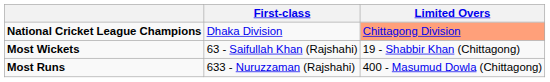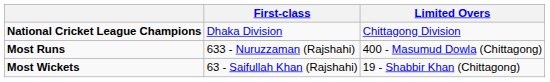(412, 31) lightsalmon background -> (412, 31) no background
rows swapped: (36, 67) <-> (43, 49)
